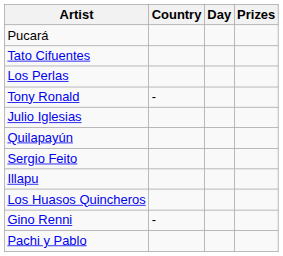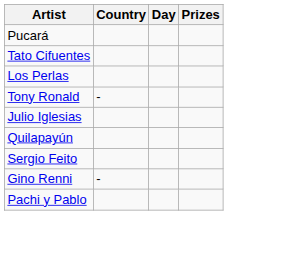- row: (23, 179)
- row: (77, 199)
